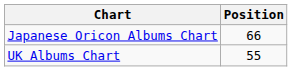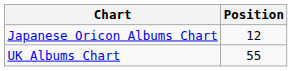(254, 35) 66 -> (254, 35) 12
